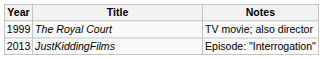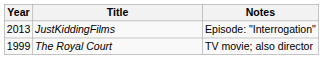rows swapped: (74, 29) <-> (75, 46)
